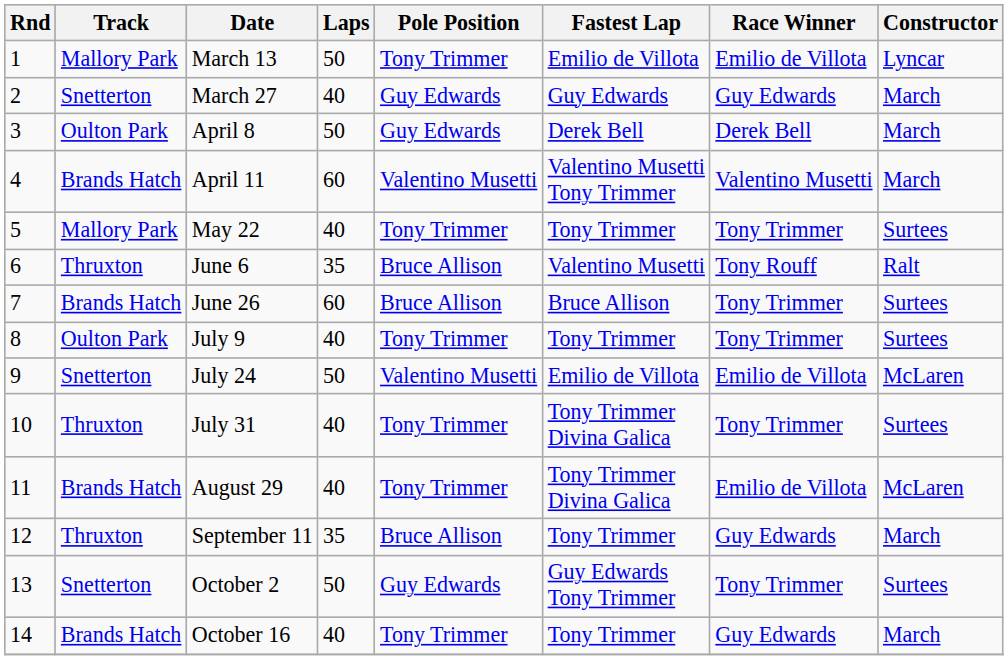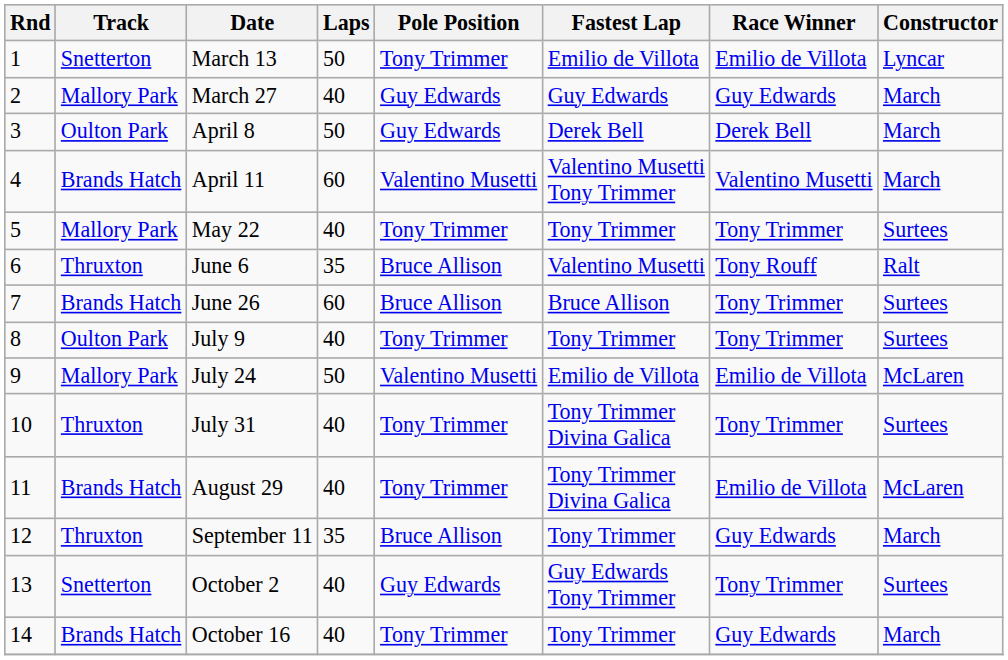(119, 58) Mallory Park -> (106, 58) Snetterton
(106, 94) Snetterton -> (119, 94) Mallory Park
(106, 375) Snetterton -> (119, 375) Mallory Park
(334, 585) 50 -> (334, 585) 40
